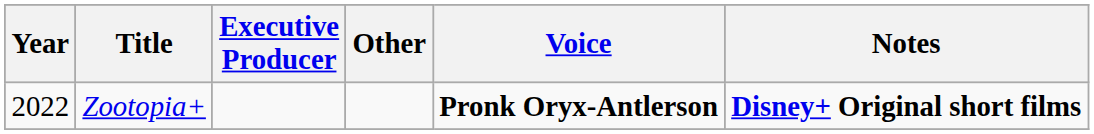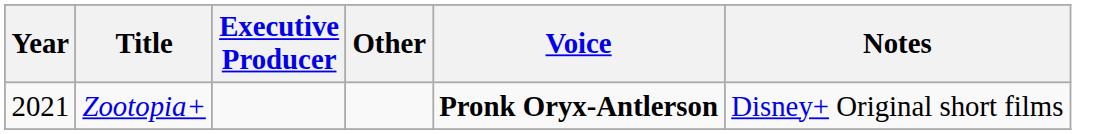(40, 105) 2022 -> (40, 105) 2021
(906, 105) bold -> (897, 105) normal
